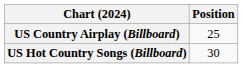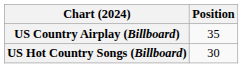(213, 33) 25 -> (213, 33) 35
